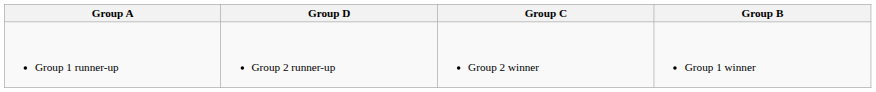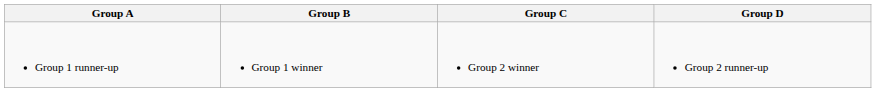columns swapped: (762, 13) <-> (329, 13)
